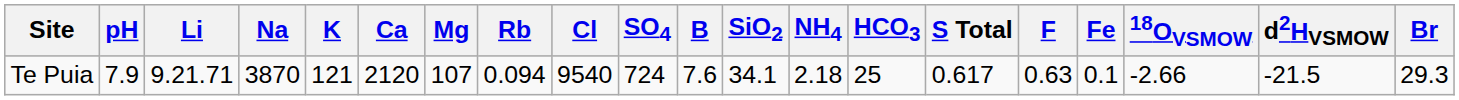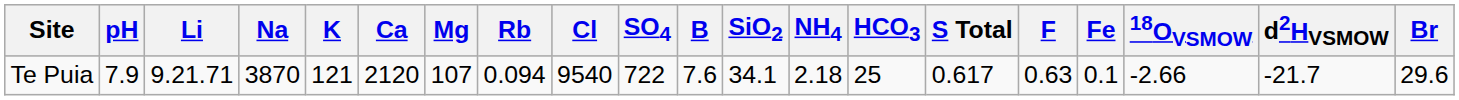(644, 75) 724 -> (644, 75) 722
(1292, 75) -21.5 -> (1292, 75) -21.7
(1424, 75) 29.3 -> (1424, 75) 29.6
